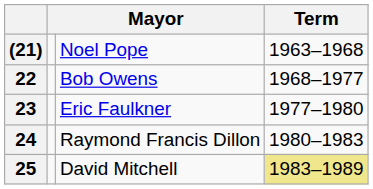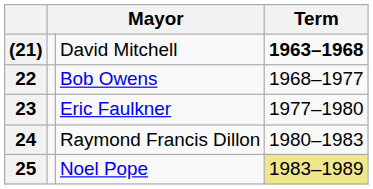(104, 49) Noel Pope -> (119, 49) David Mitchell
(316, 49) normal -> (316, 49) bold
(119, 169) David Mitchell -> (104, 169) Noel Pope
